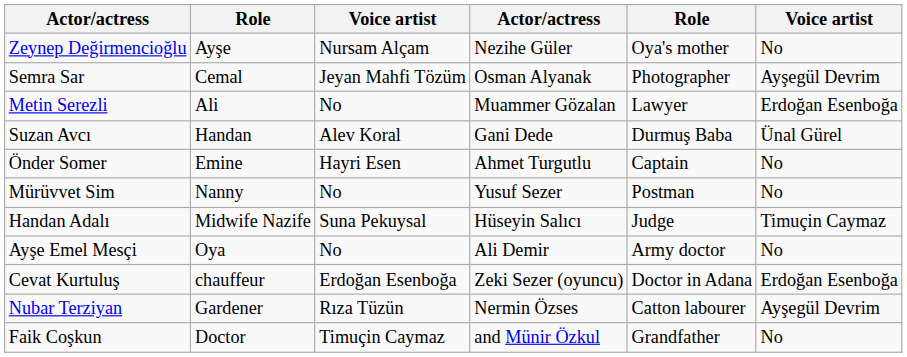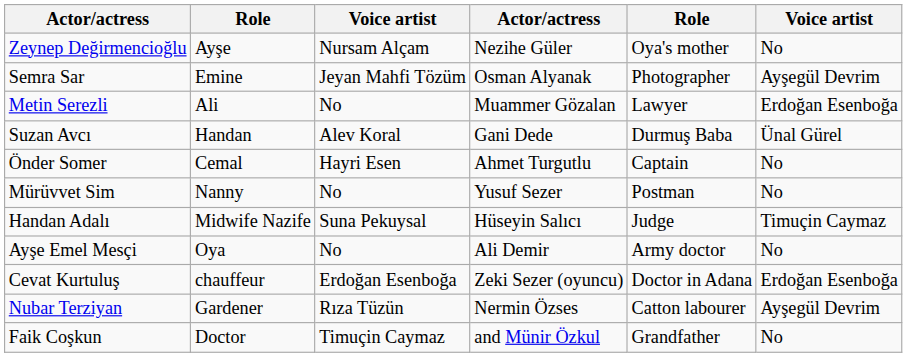(219, 76) Cemal -> (219, 76) Emine
(219, 163) Emine -> (219, 163) Cemal
